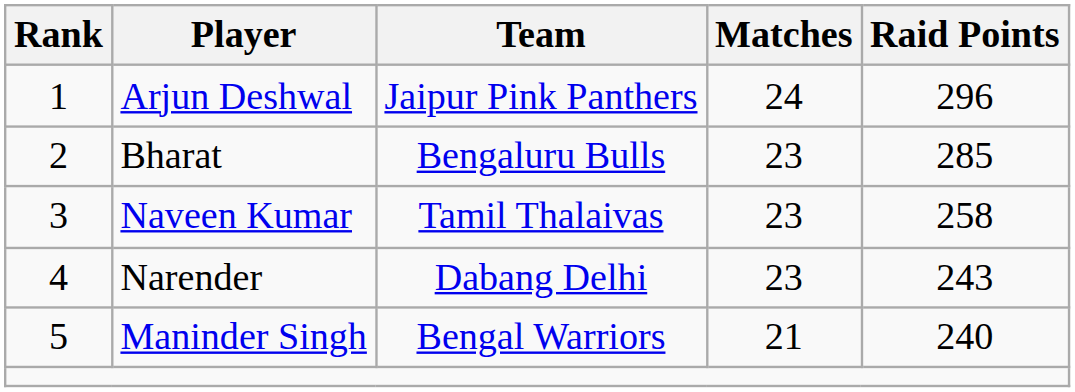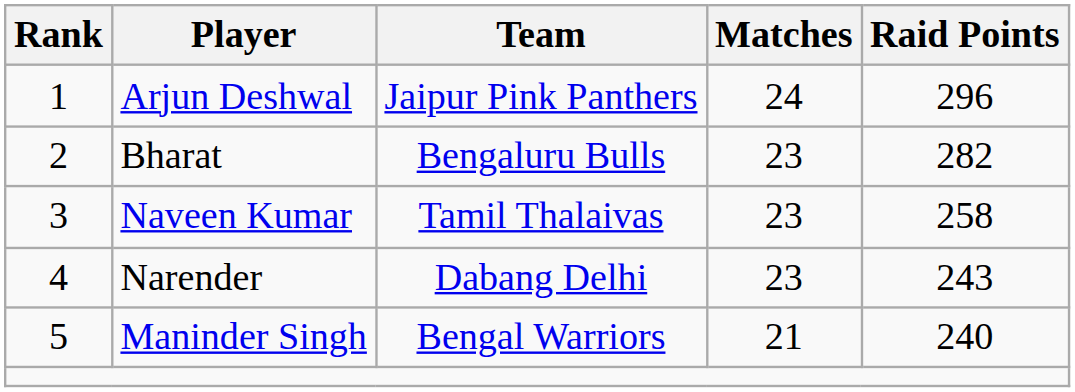(965, 155) 285 -> (965, 155) 282
